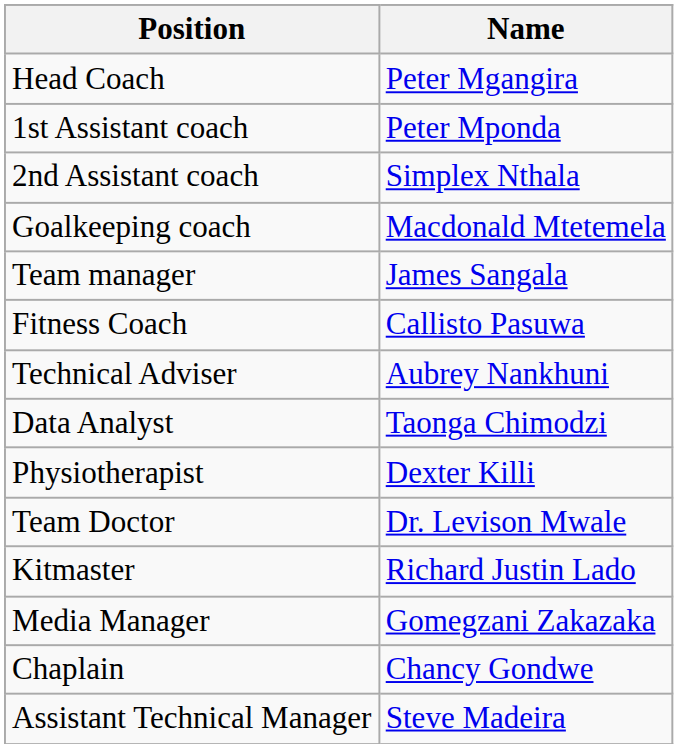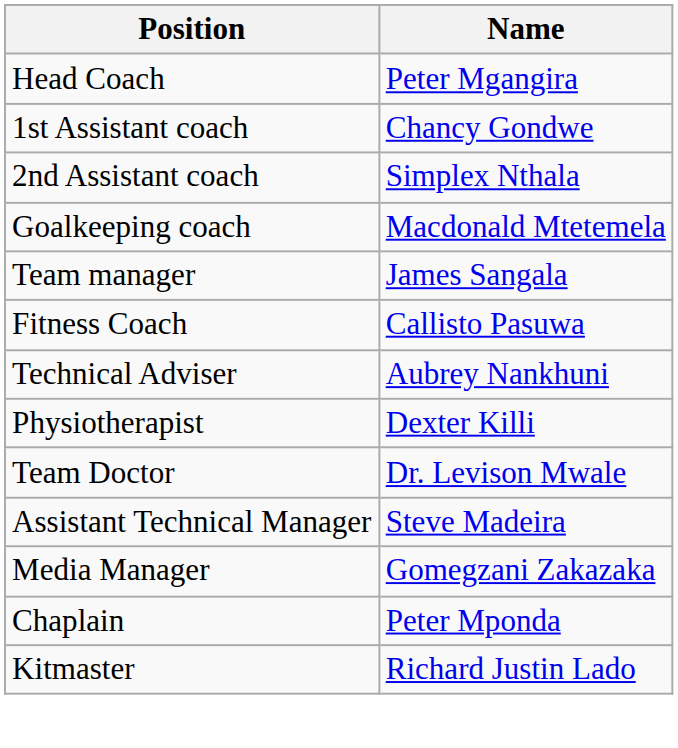(473, 127) Peter Mponda -> (490, 127) Chancy Gondwe
- row: (93, 422)
rows swapped: (73, 570) <-> (192, 718)
(490, 669) Chancy Gondwe -> (473, 619) Peter Mponda
